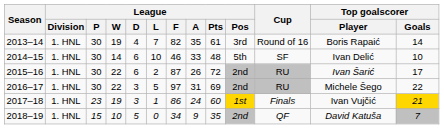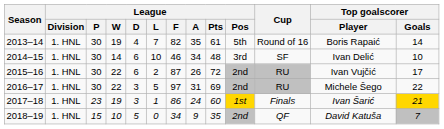(240, 42) 3rd -> (240, 42) 5th
(196, 57) 33 -> (196, 57) 34
(240, 57) 5th -> (240, 57) 3rd
(353, 72) Ivan Šarić -> (353, 72) Ivan Vujčić
(353, 101) Ivan Vujčić -> (353, 101) Ivan Šarić
